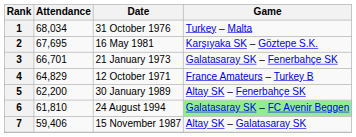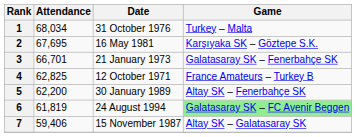(51, 76) 64,829 -> (51, 76) 62,825
(51, 108) 61,810 -> (51, 108) 61,819
